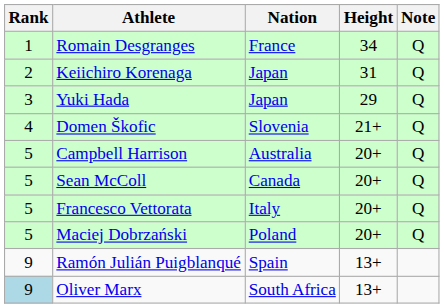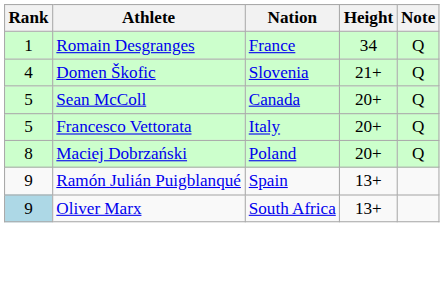- row: (124, 72)
- row: (93, 99)
- row: (122, 153)
(28, 235) 5 -> (28, 153) 8
